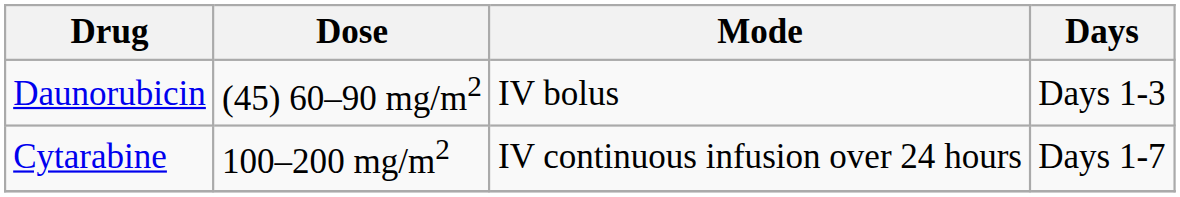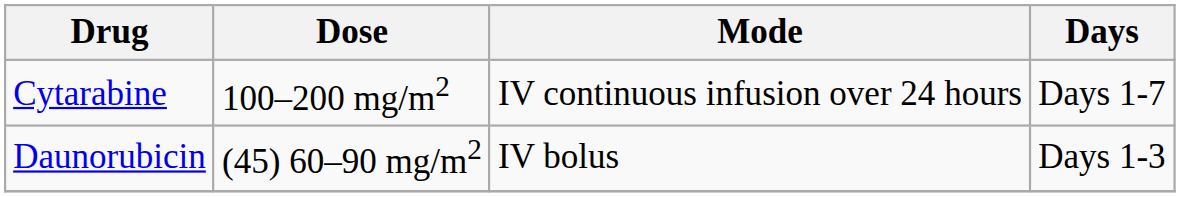rows swapped: (90, 157) <-> (110, 92)
